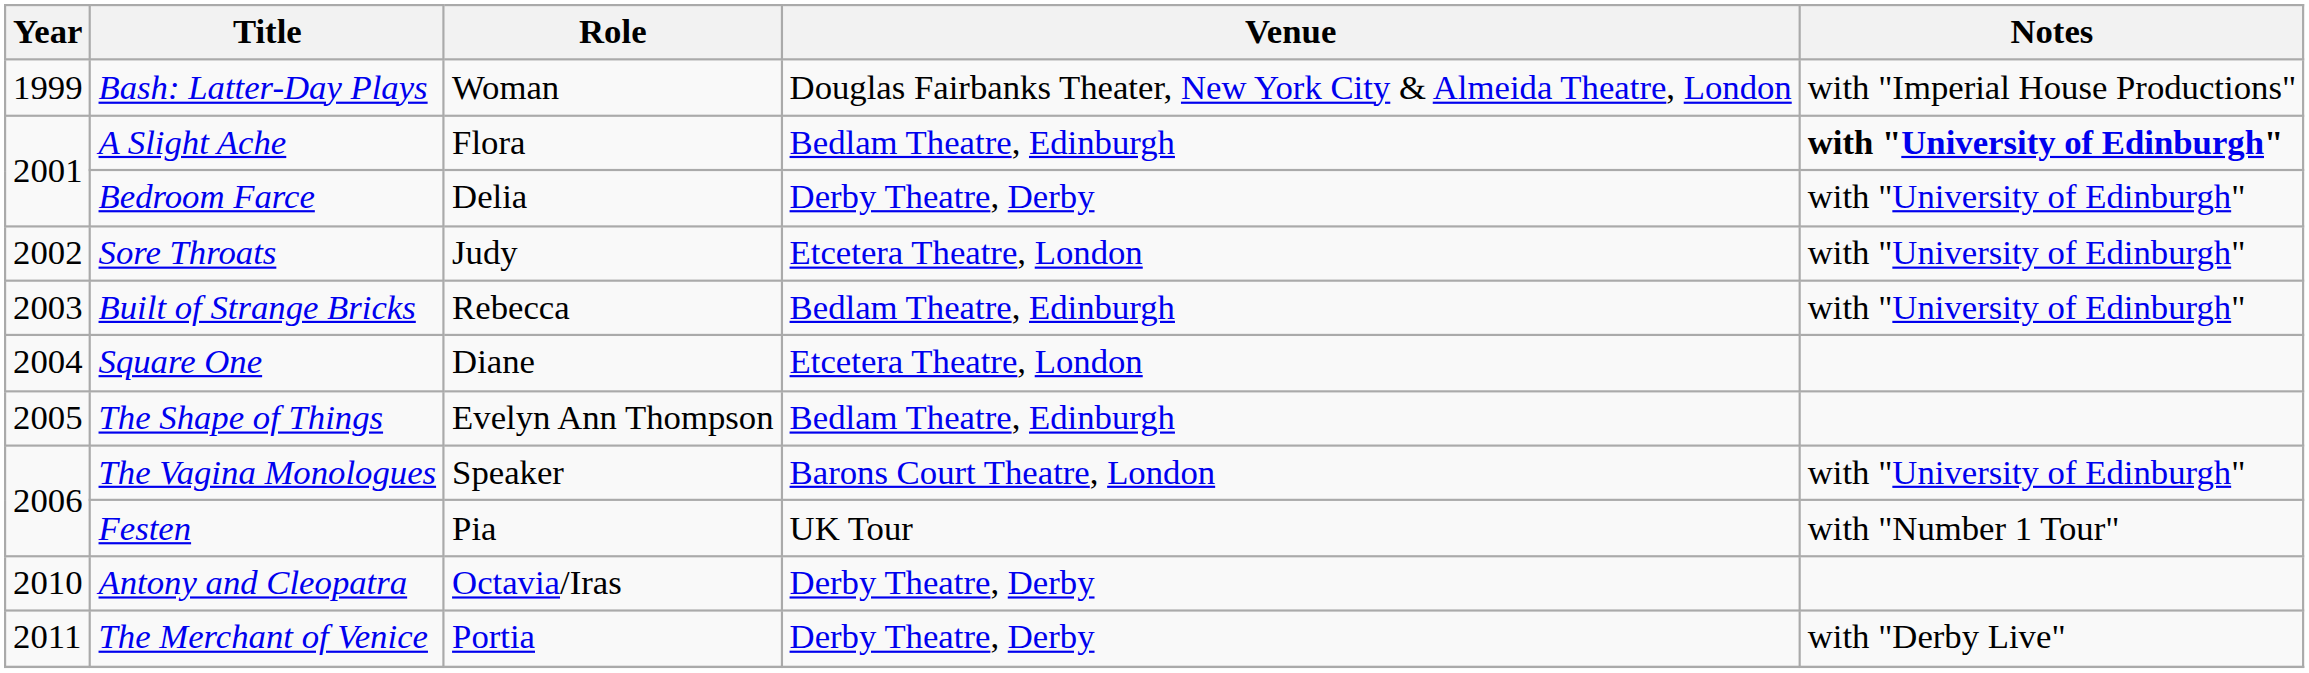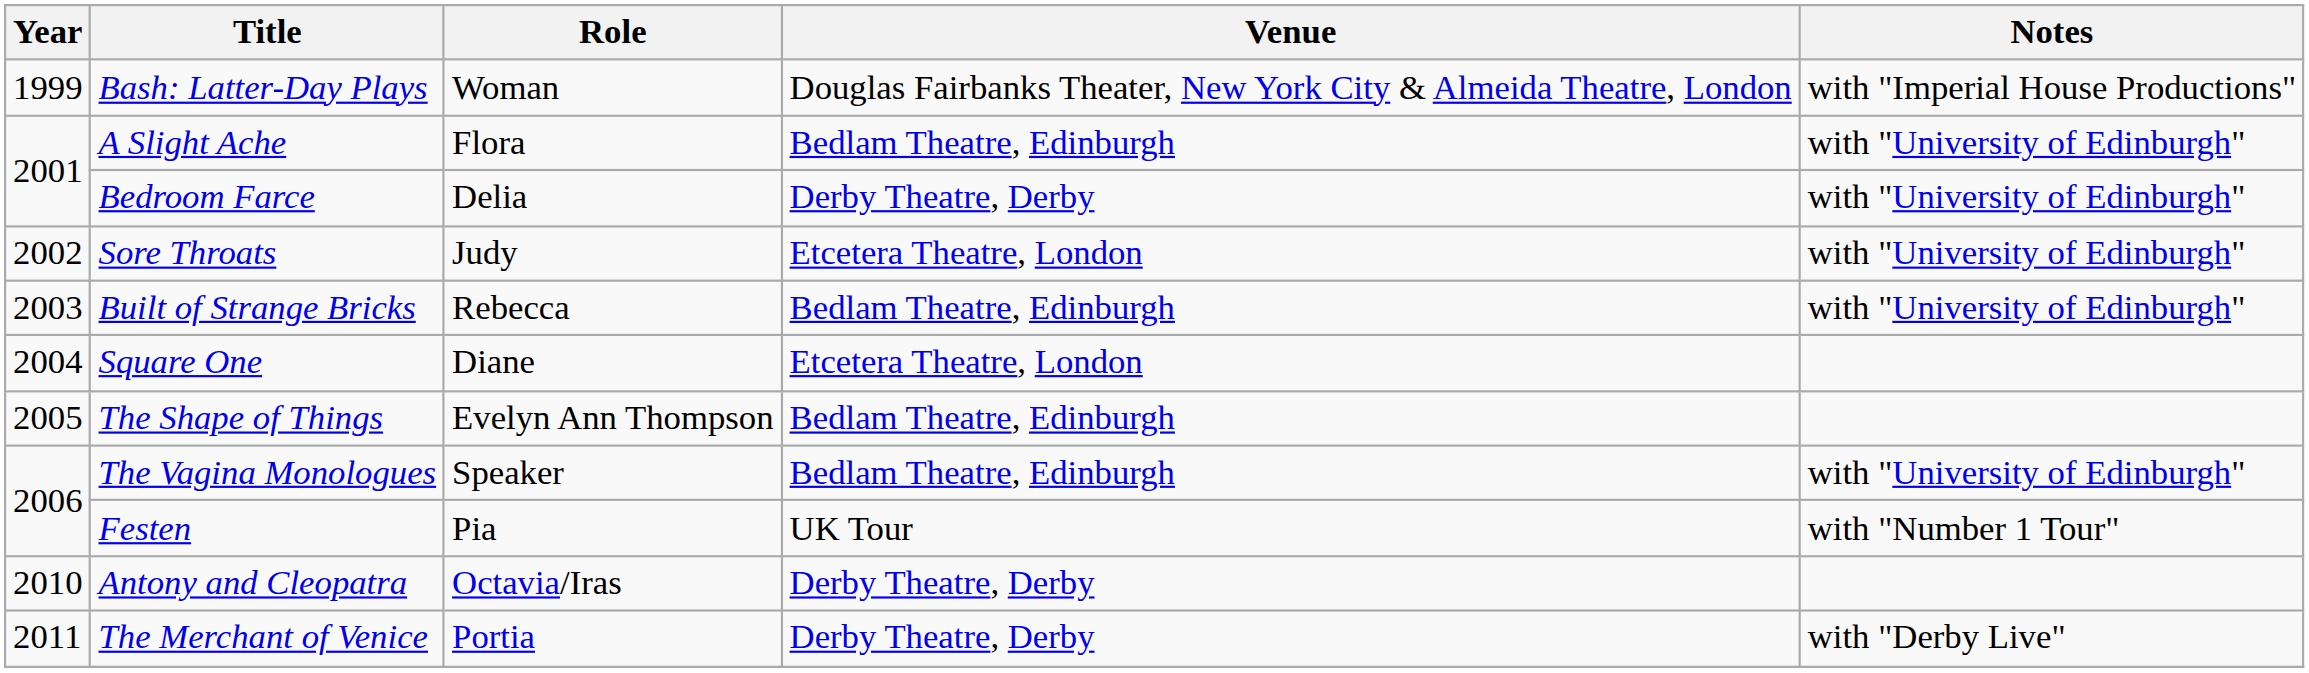(2046, 142) bold -> (2027, 142) normal
(1002, 472) Barons Court Theatre, London -> (982, 472) Bedlam Theatre, Edinburgh
